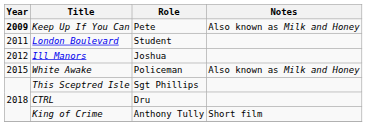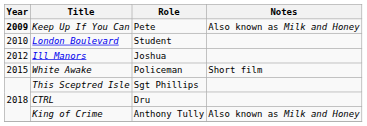(17, 41) 2011 -> (17, 41) 2010
(284, 70) Also known as Milk and Honey -> (235, 70) Short film
(235, 114) Short film -> (284, 114) Also known as Milk and Honey
